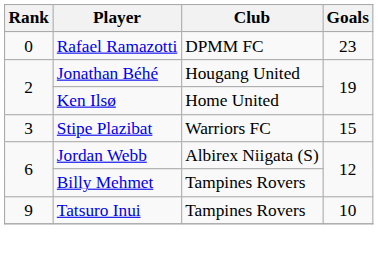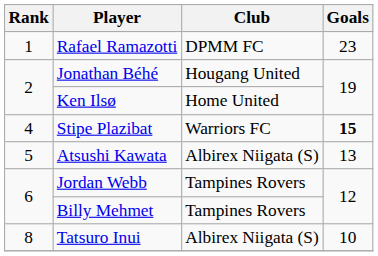(29, 45) 0 -> (29, 45) 1
(29, 127) 3 -> (29, 127) 4
(348, 127) normal -> (348, 127) bold
+ row: (112, 155)
(252, 155) Albirex Niigata (S) -> (245, 182) Tampines Rovers
(29, 210) 9 -> (29, 237) 8
(245, 210) Tampines Rovers -> (252, 237) Albirex Niigata (S)
